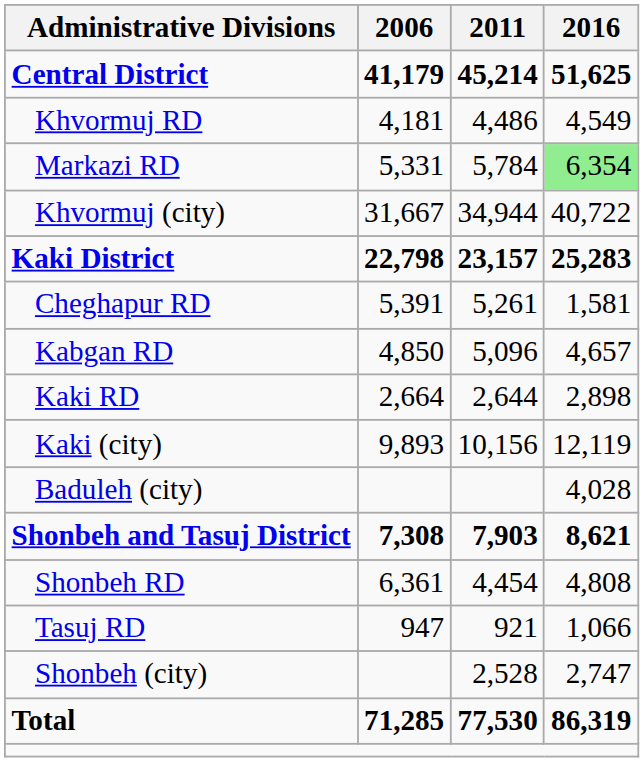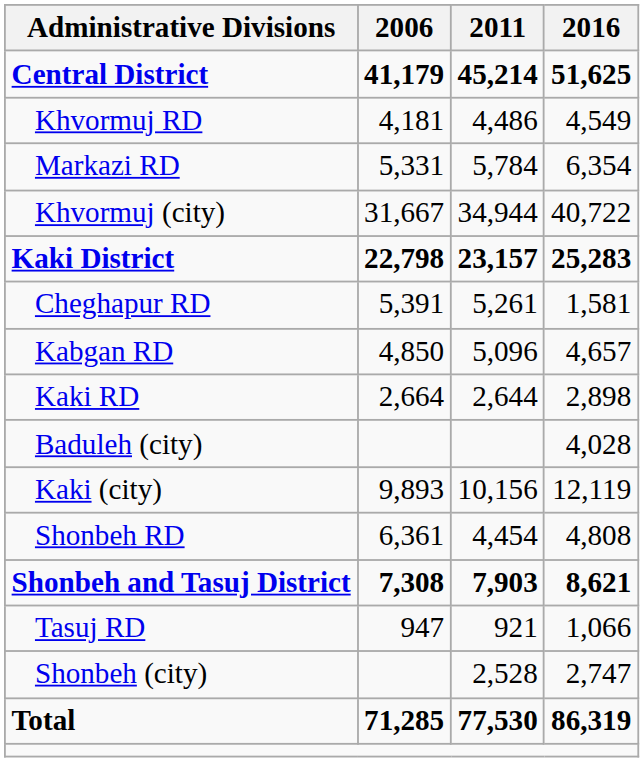(598, 166) lightgreen background -> (598, 166) no background
rows swapped: (119, 489) <-> (98, 443)
rows swapped: (181, 535) <-> (110, 581)
